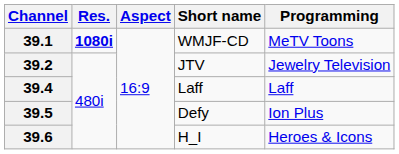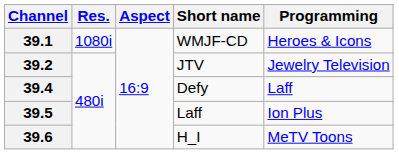(94, 40) bold -> (94, 40) normal
(311, 40) MeTV Toons -> (319, 40) Heroes & Icons
(190, 88) Laff -> (192, 88) Defy
(193, 112) Defy -> (189, 112) Laff
(320, 137) Heroes & Icons -> (310, 137) MeTV Toons
